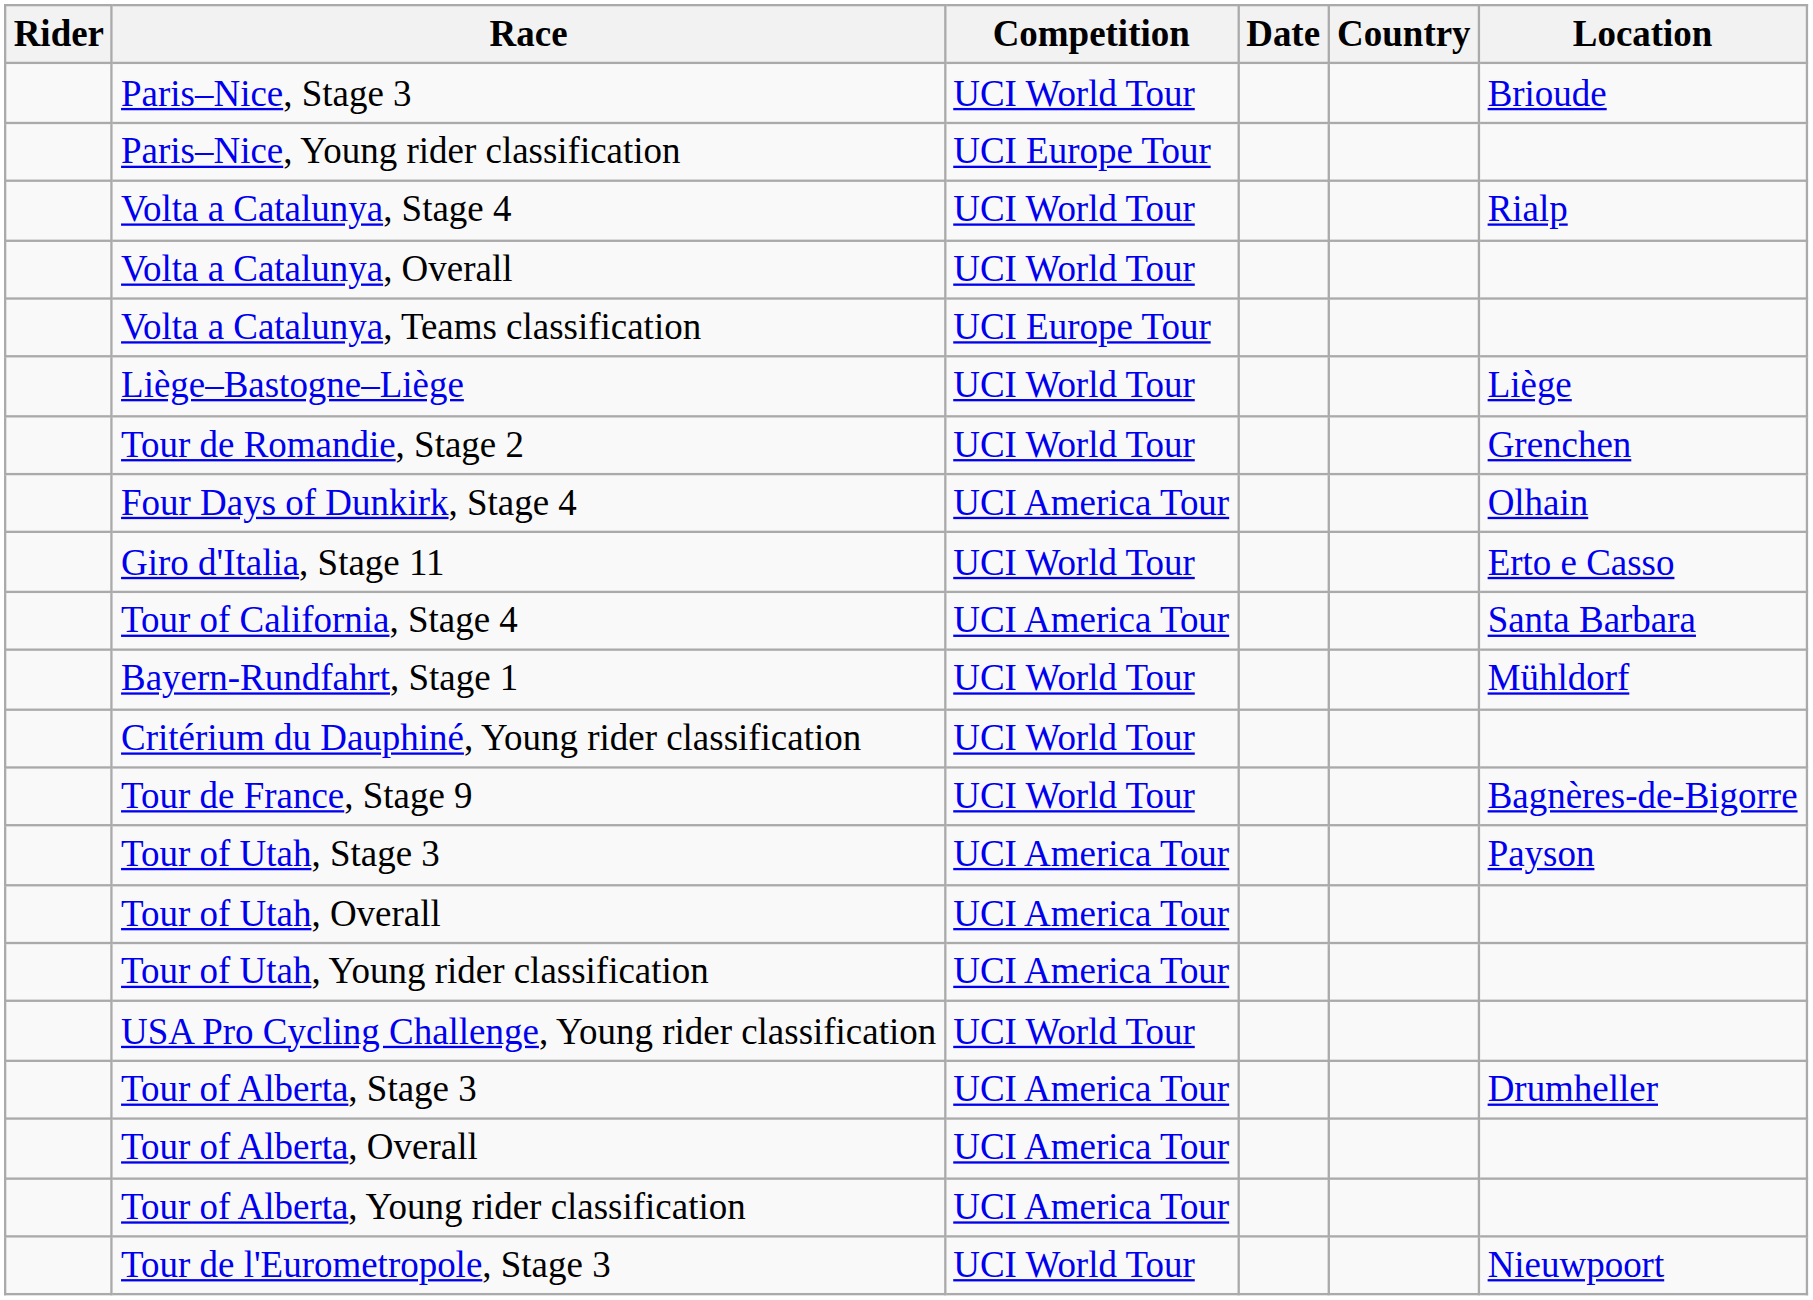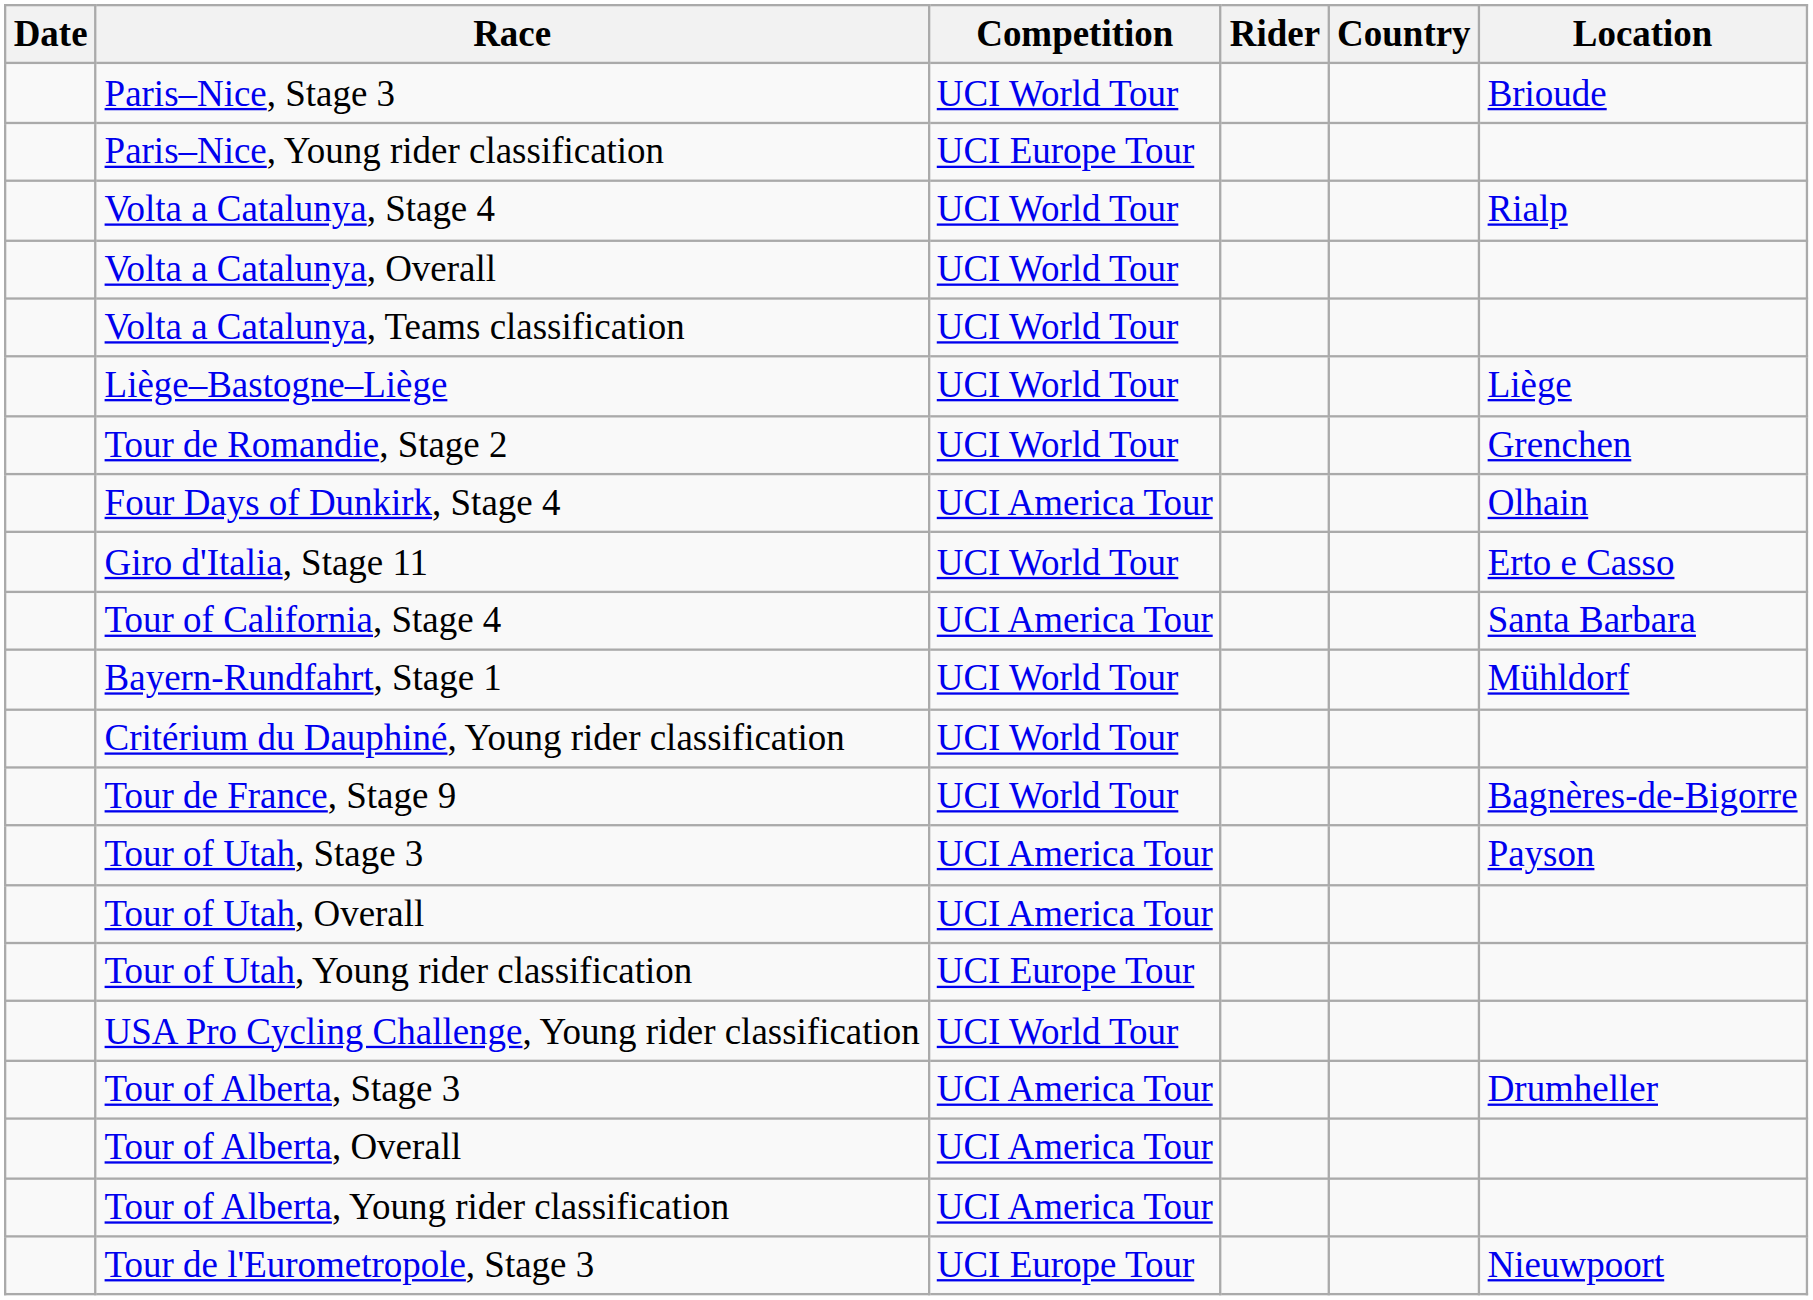columns swapped: (1283, 33) <-> (59, 33)
(1082, 326) UCI Europe Tour -> (1058, 326) UCI World Tour
(1091, 971) UCI America Tour -> (1065, 971) UCI Europe Tour
(1074, 1264) UCI World Tour -> (1065, 1264) UCI Europe Tour
